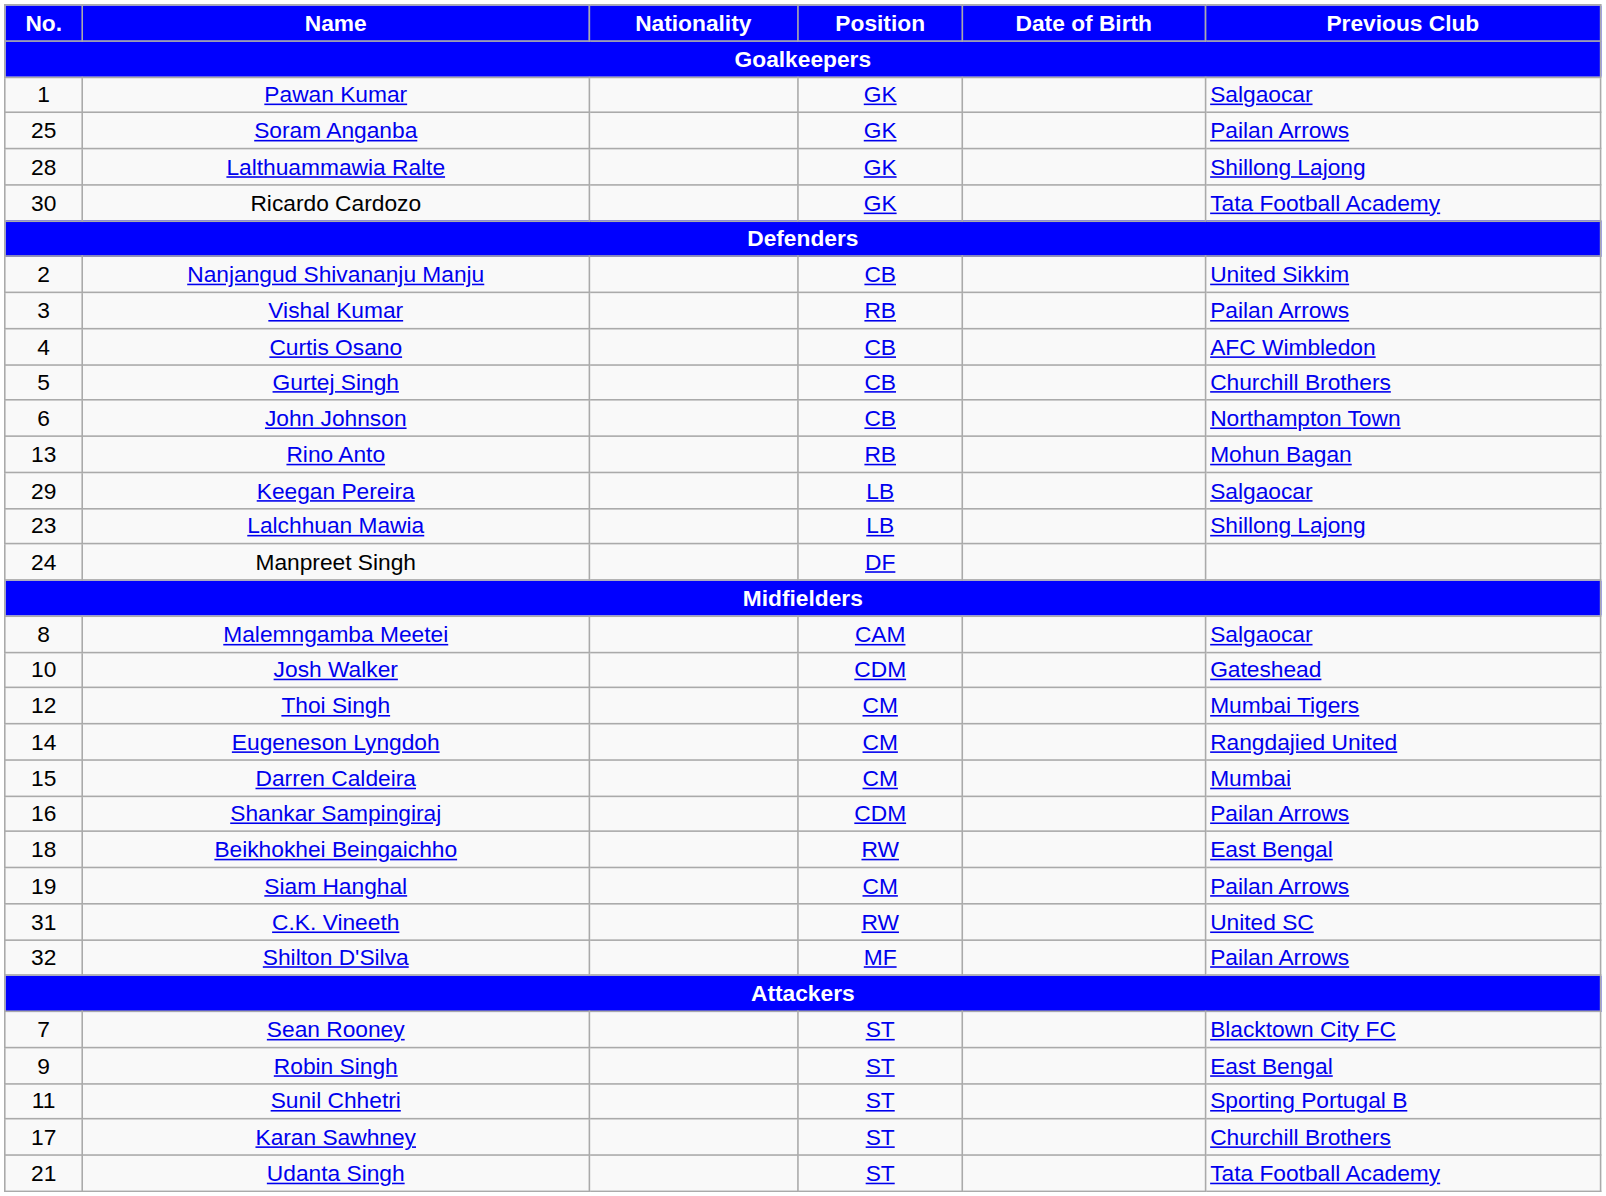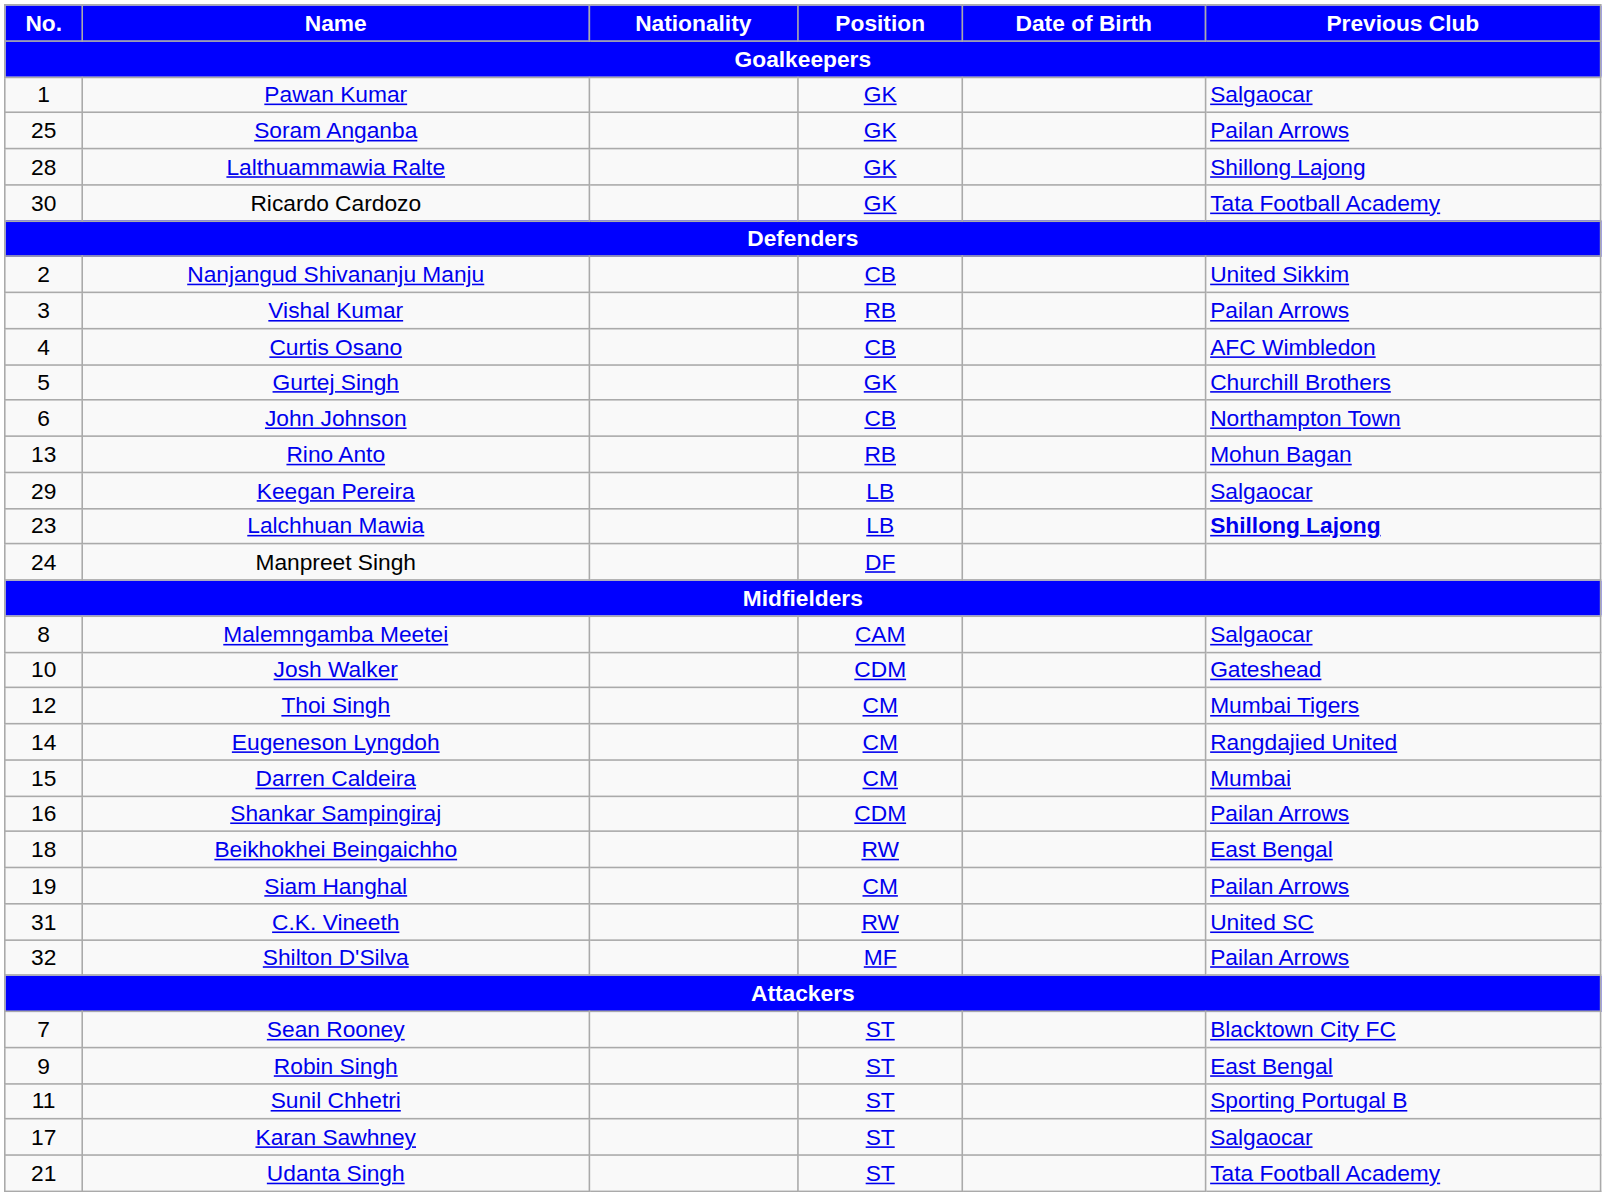(880, 383) CB -> (880, 383) GK
(1288, 526) normal -> (1295, 526) bold
(1300, 1137) Churchill Brothers -> (1261, 1137) Salgaocar
